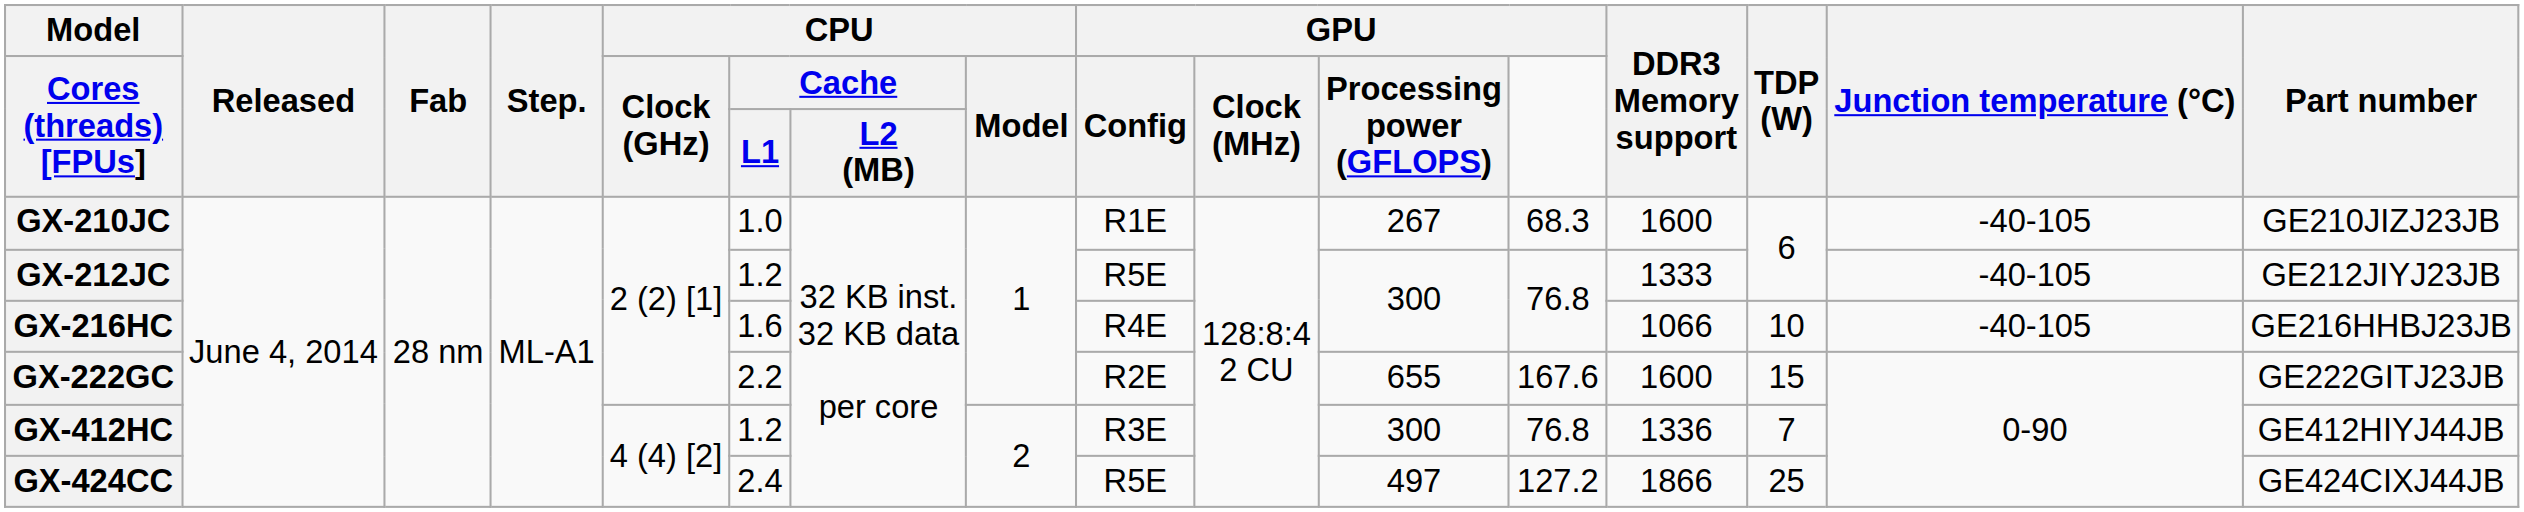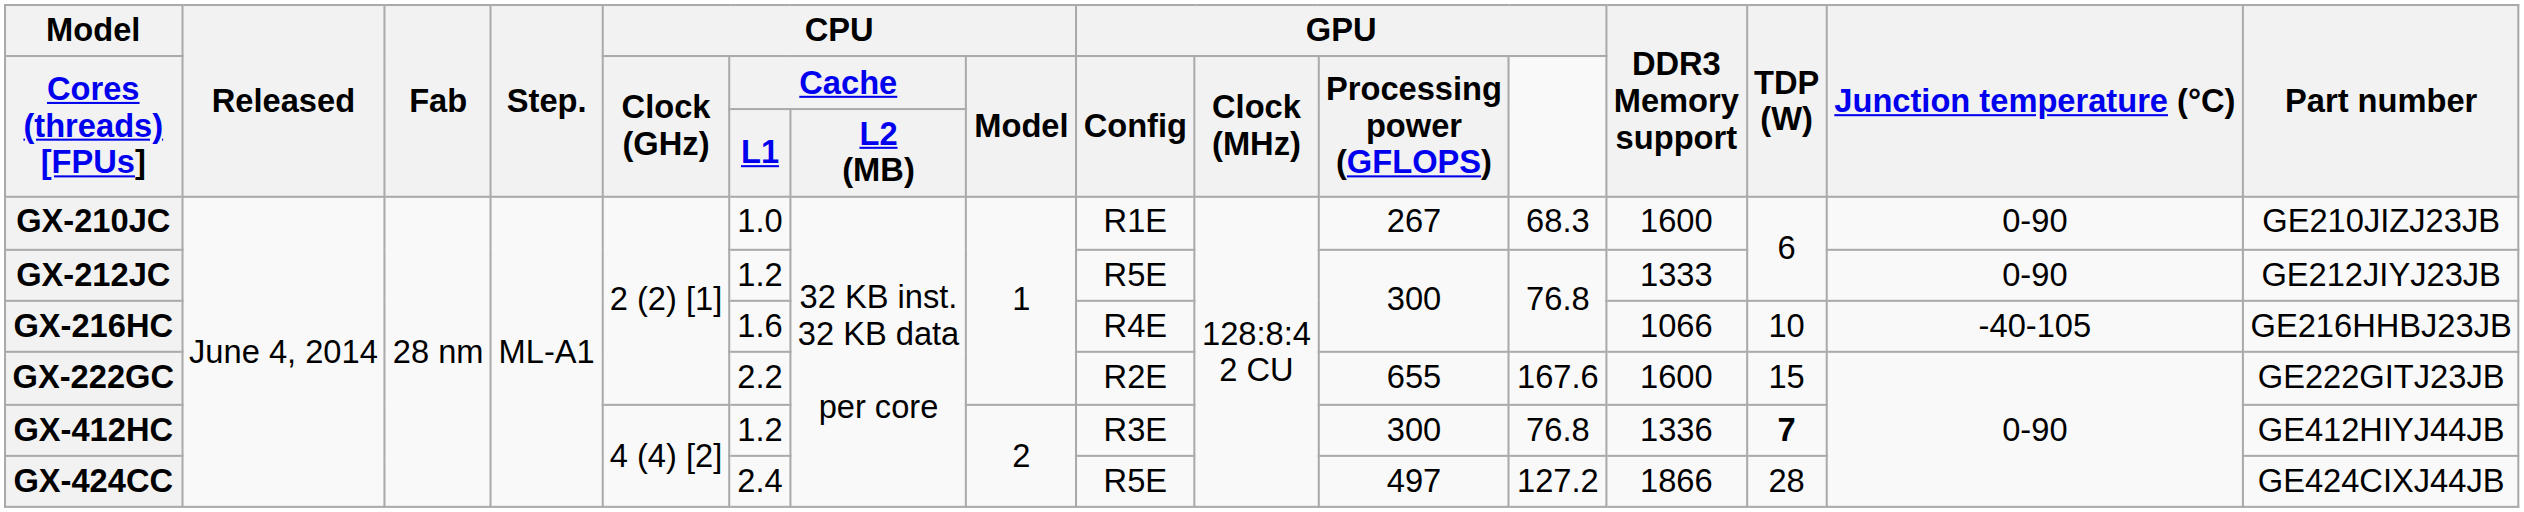(2035, 222) -40-105 -> (2035, 222) 0-90
(2035, 274) -40-105 -> (2035, 274) 0-90
(1787, 429) normal -> (1787, 429) bold
(1787, 481) 25 -> (1787, 481) 28
